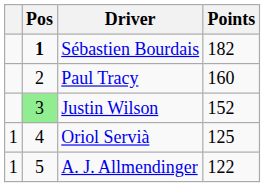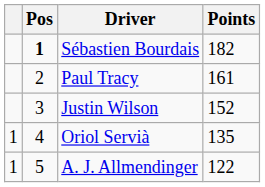(221, 78) 160 -> (221, 78) 161
(39, 108) lightgreen background -> (39, 108) no background
(221, 137) 125 -> (221, 137) 135
